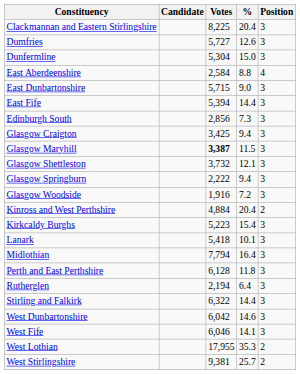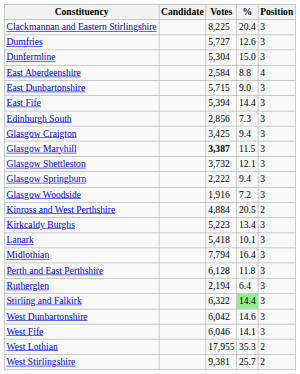(247, 210) 20.4 -> (247, 210) 20.5
(247, 225) 15.4 -> (247, 225) 13.4
(247, 301) no background -> (247, 301) lightgreen background
